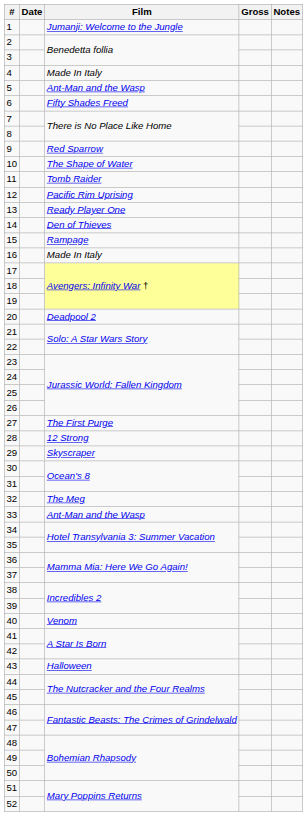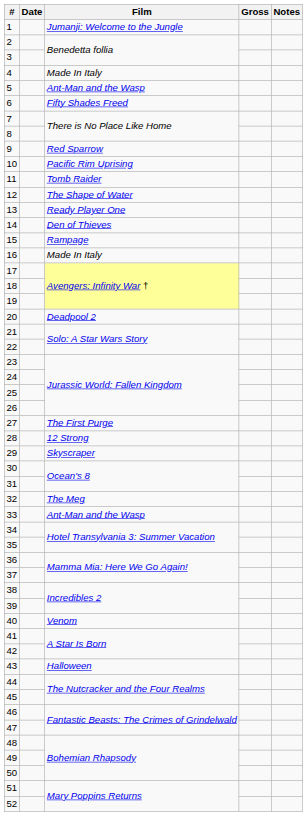(90, 164) The Shape of Water -> (90, 164) Pacific Rim Uprising
(90, 194) Pacific Rim Uprising -> (90, 194) The Shape of Water
